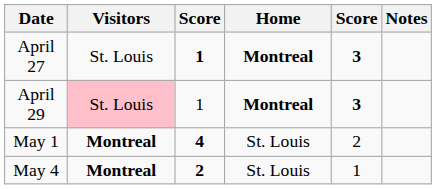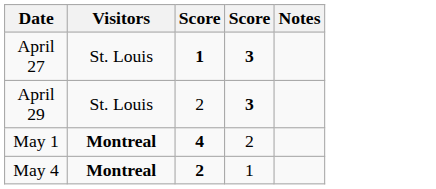- column: (278, 18)
(121, 103) pink background -> (121, 103) no background
(200, 103) 1 -> (200, 103) 2
